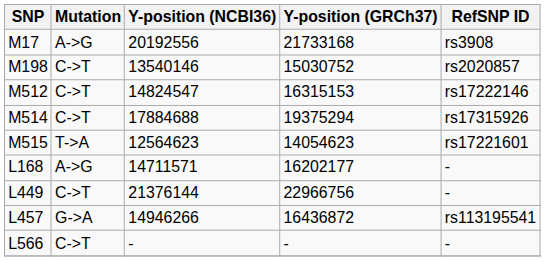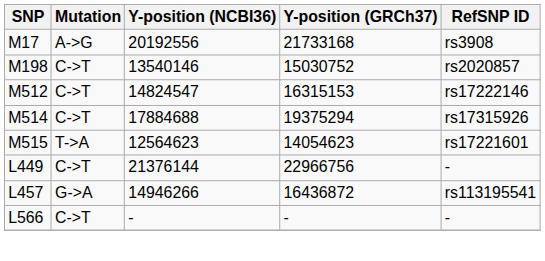- row: (26, 167)
